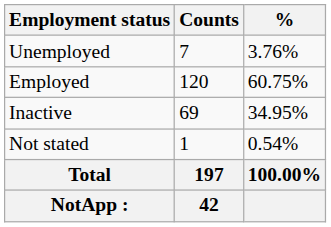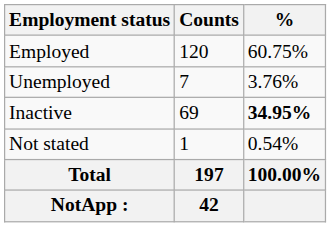rows swapped: (49, 81) <-> (60, 50)
(278, 112) normal -> (280, 112) bold
